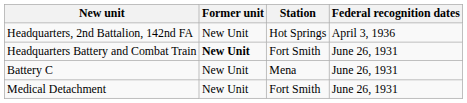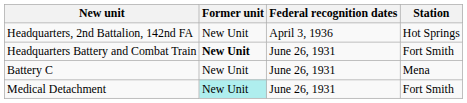columns swapped: (298, 13) <-> (396, 13)
(225, 88) no background -> (225, 88) paleturquoise background
